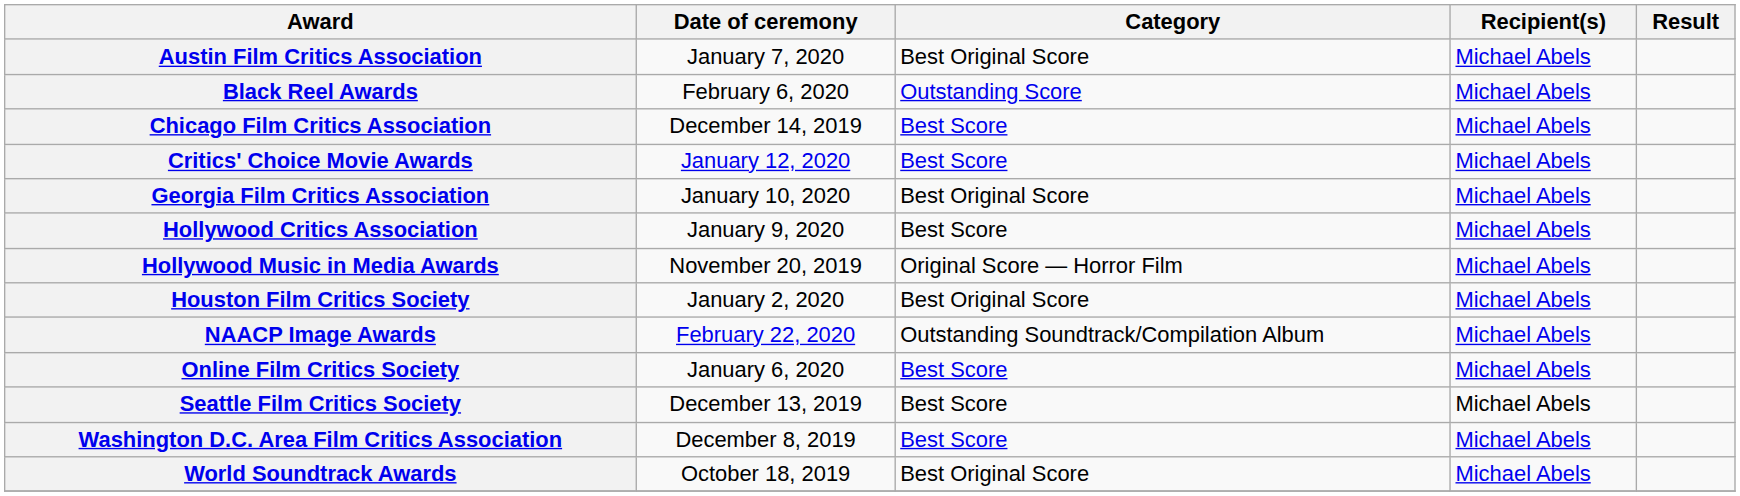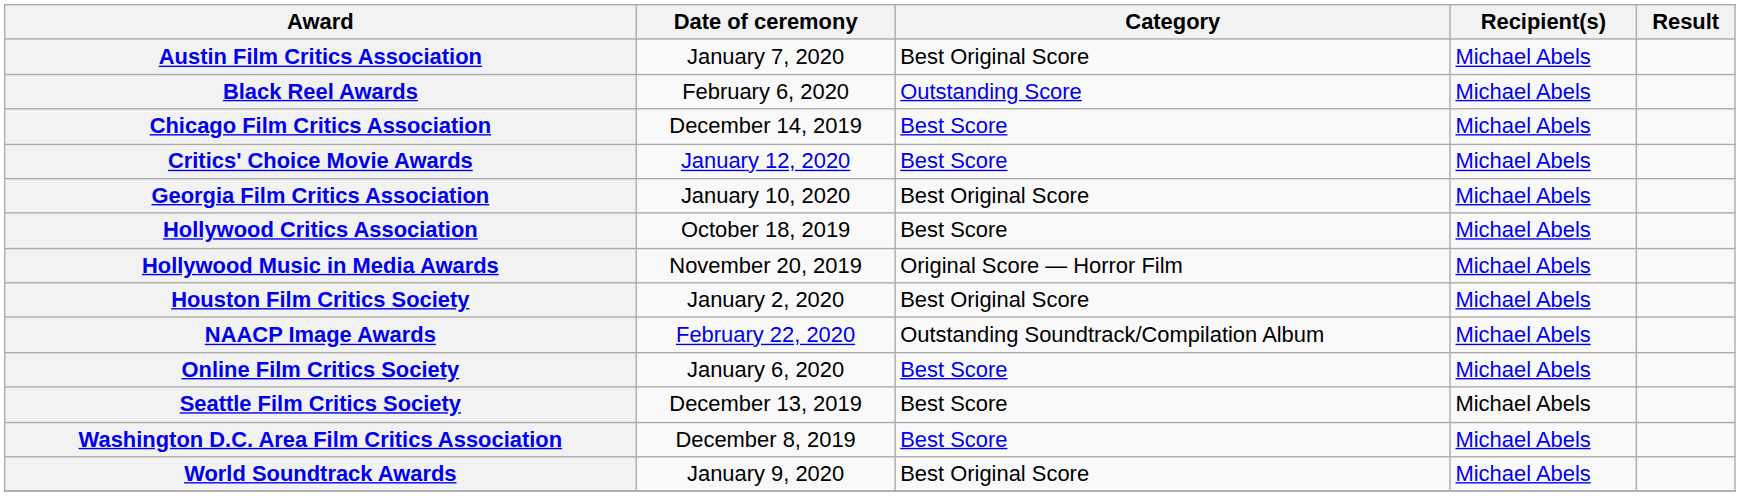(766, 230) January 9, 2020 -> (766, 230) October 18, 2019
(766, 473) October 18, 2019 -> (766, 473) January 9, 2020
